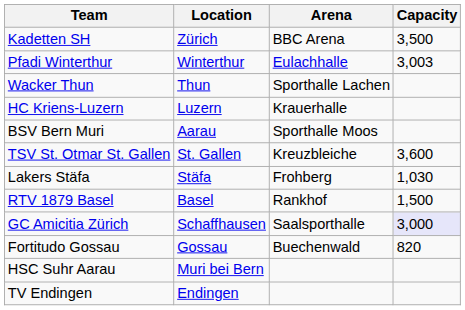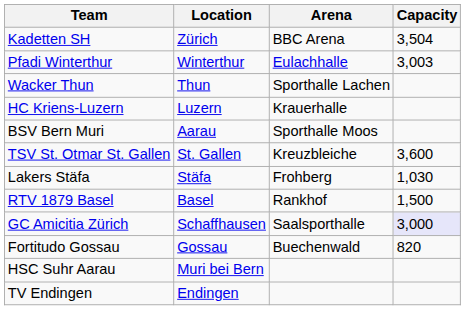(415, 39) 3,500 -> (415, 39) 3,504
